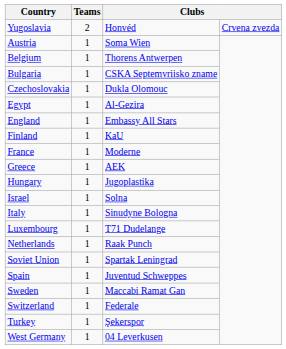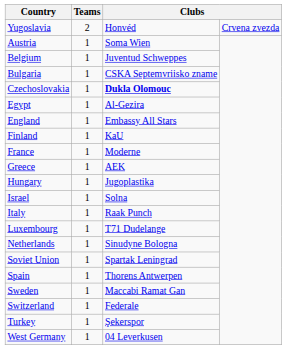(144, 58) Thorens Antwerpen -> (146, 58) Juventud Schweppes
(136, 89) normal -> (138, 89) bold
(141, 213) Sinudyne Bologna -> (128, 213) Raak Punch
(128, 244) Raak Punch -> (141, 244) Sinudyne Bologna
(146, 275) Juventud Schweppes -> (144, 275) Thorens Antwerpen
